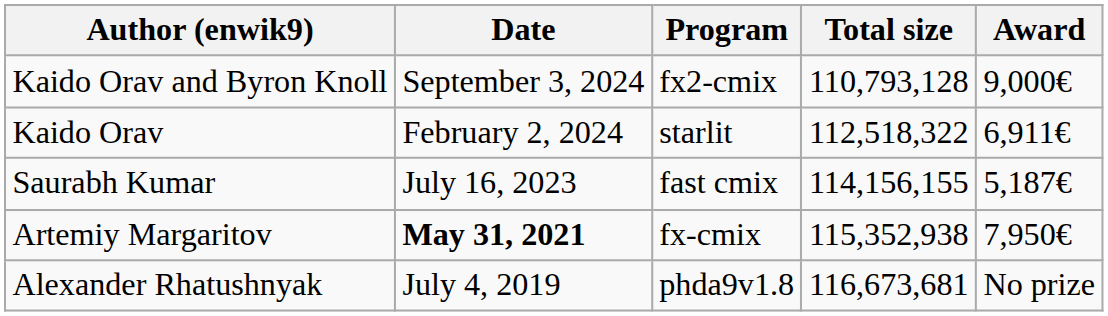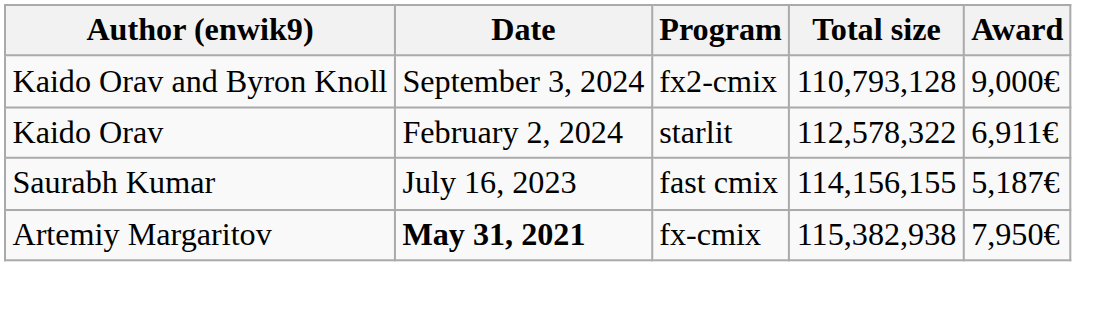(889, 132) 112,518,322 -> (877, 132) 112,578,322
(889, 234) 115,352,938 -> (877, 234) 115,382,938
- row: (167, 285)
